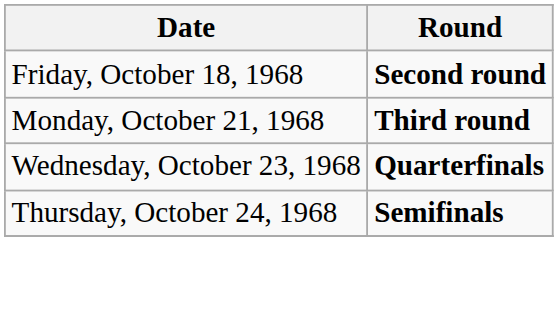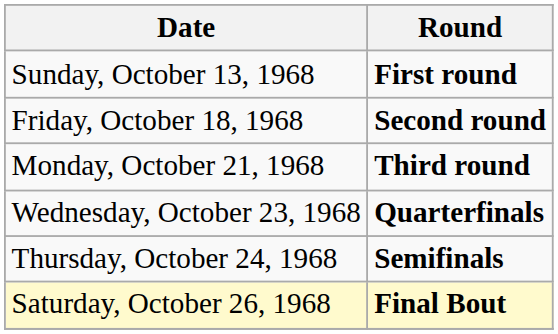+ row: (163, 73)
+ row: (171, 304)
